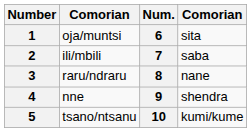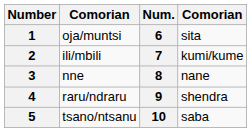(195, 55) saba -> (212, 55) kumi/kume
(94, 76) raru/ndraru -> (73, 76) nne
(73, 96) nne -> (94, 96) raru/ndraru
(212, 117) kumi/kume -> (195, 117) saba
